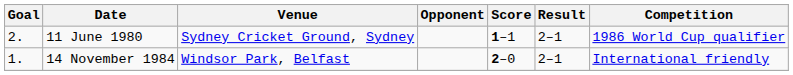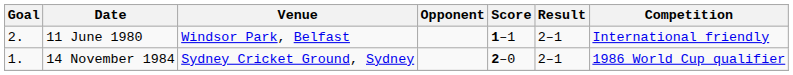(298, 37) Sydney Cricket Ground, Sydney -> (266, 37) Windsor Park, Belfast
(689, 37) 1986 World Cup qualifier -> (681, 37) International friendly
(266, 59) Windsor Park, Belfast -> (298, 59) Sydney Cricket Ground, Sydney
(681, 59) International friendly -> (689, 59) 1986 World Cup qualifier
